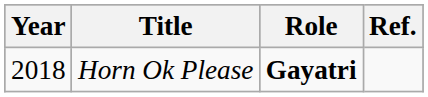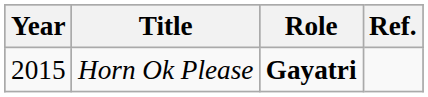(38, 69) 2018 -> (38, 69) 2015
